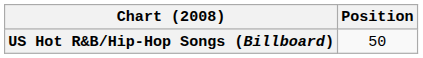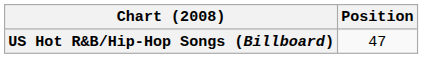(377, 41) 50 -> (377, 41) 47
